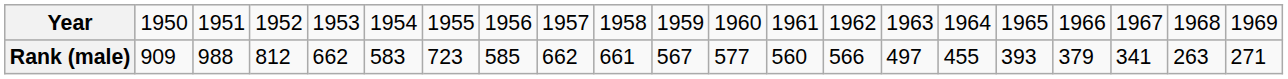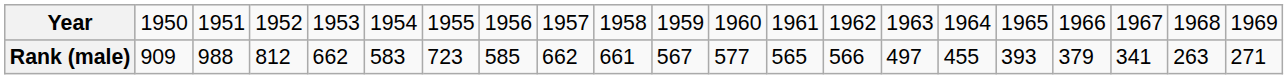(789, 56) 560 -> (789, 56) 565
